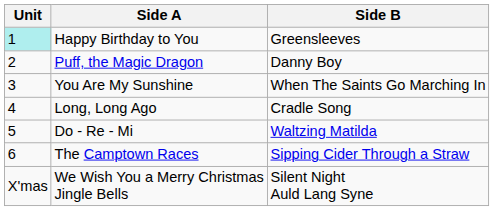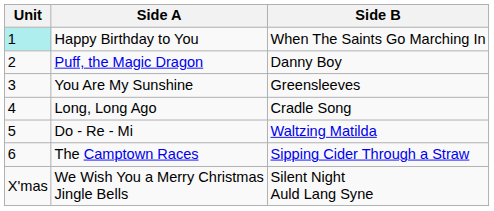(315, 39) Greensleeves -> (378, 39) When The Saints Go Marching In
(378, 85) When The Saints Go Marching In -> (315, 85) Greensleeves
